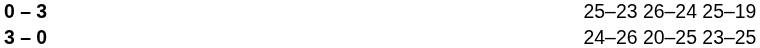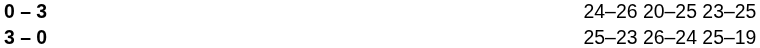(670, 12) 25–23 26–24 25–19 -> (670, 12) 24–26 20–25 23–25
(670, 37) 24–26 20–25 23–25 -> (670, 37) 25–23 26–24 25–19
